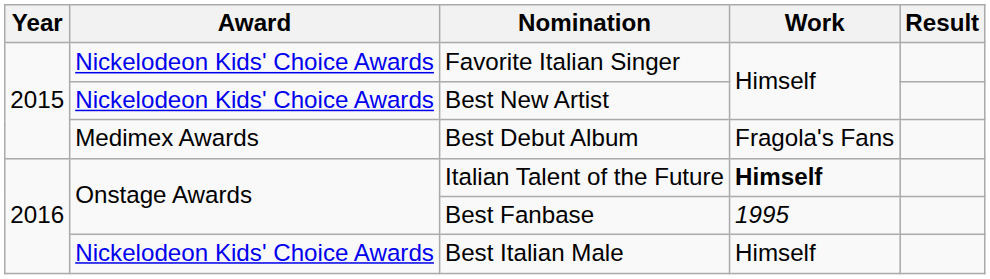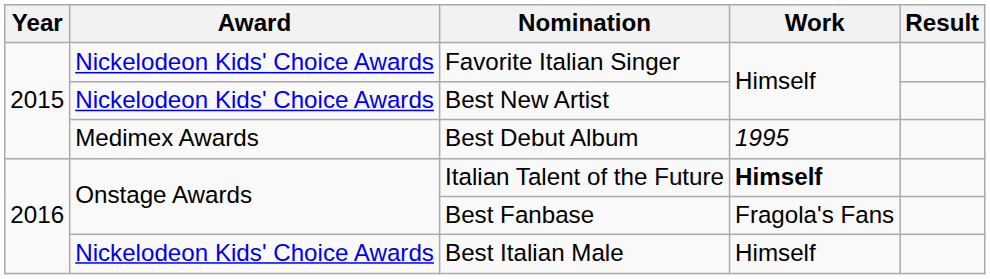(815, 138) Fragola's Fans -> (762, 138) 1995
(762, 215) 1995 -> (815, 215) Fragola's Fans
